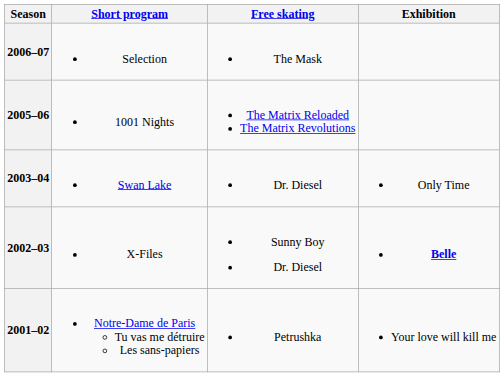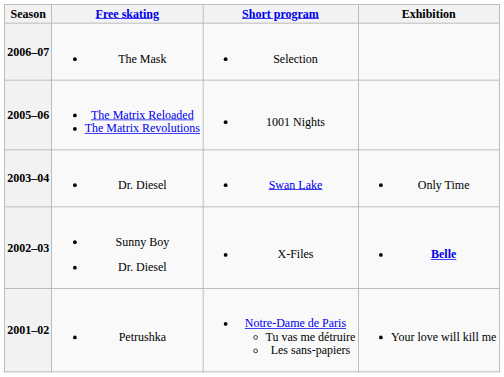columns swapped: (130, 14) <-> (283, 14)
